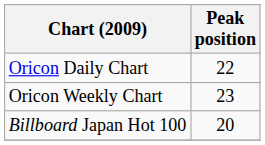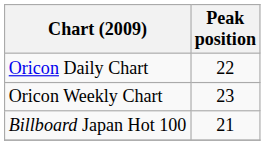(225, 125) 20 -> (225, 125) 21
